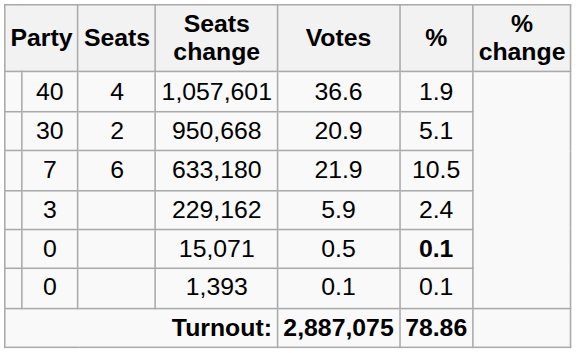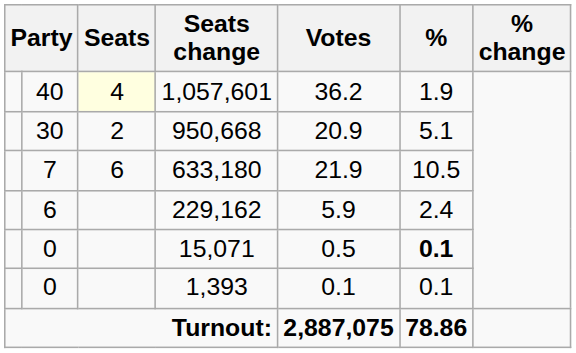(117, 91) no background -> (117, 91) lightyellow background
(339, 91) 36.6 -> (339, 91) 36.2
(50, 209) 3 -> (50, 209) 6
